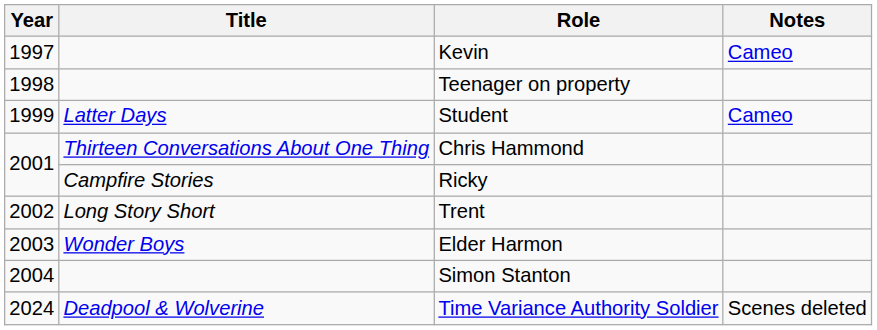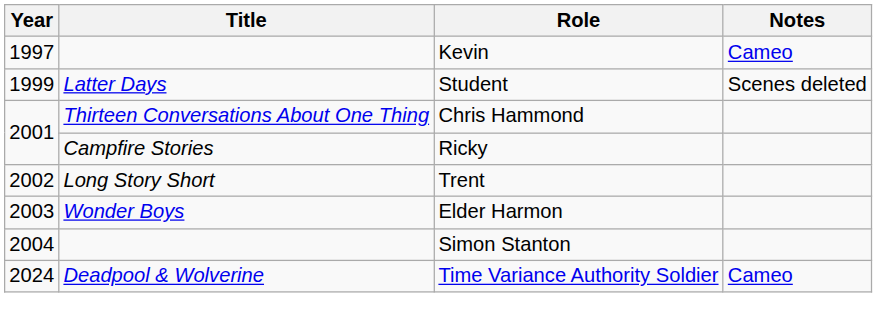- row: (534, 84)
(760, 116) Cameo -> (797, 84) Scenes deleted
(797, 308) Scenes deleted -> (760, 276) Cameo
